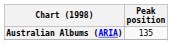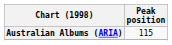(146, 33) 135 -> (146, 33) 115
